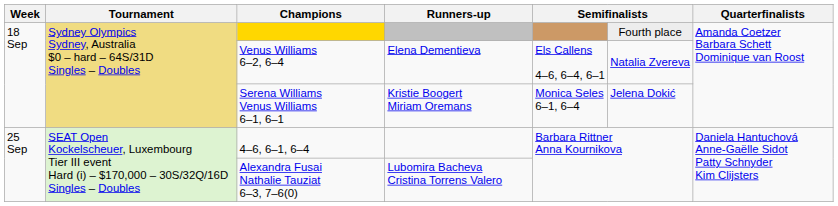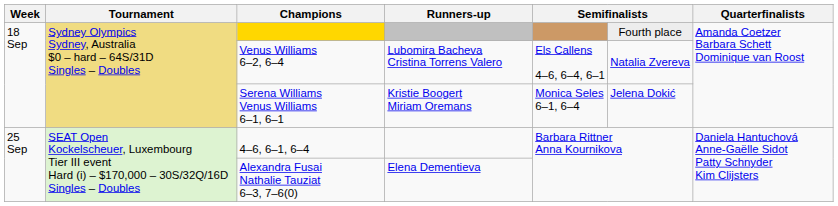(434, 50) Elena Dementieva -> (445, 56) Lubomira Bacheva Cristina Torrens Valero
(445, 174) Lubomira Bacheva Cristina Torrens Valero -> (434, 168) Elena Dementieva
